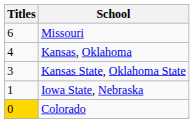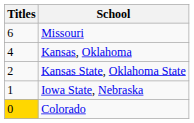(10, 71) 3 -> (10, 71) 2
